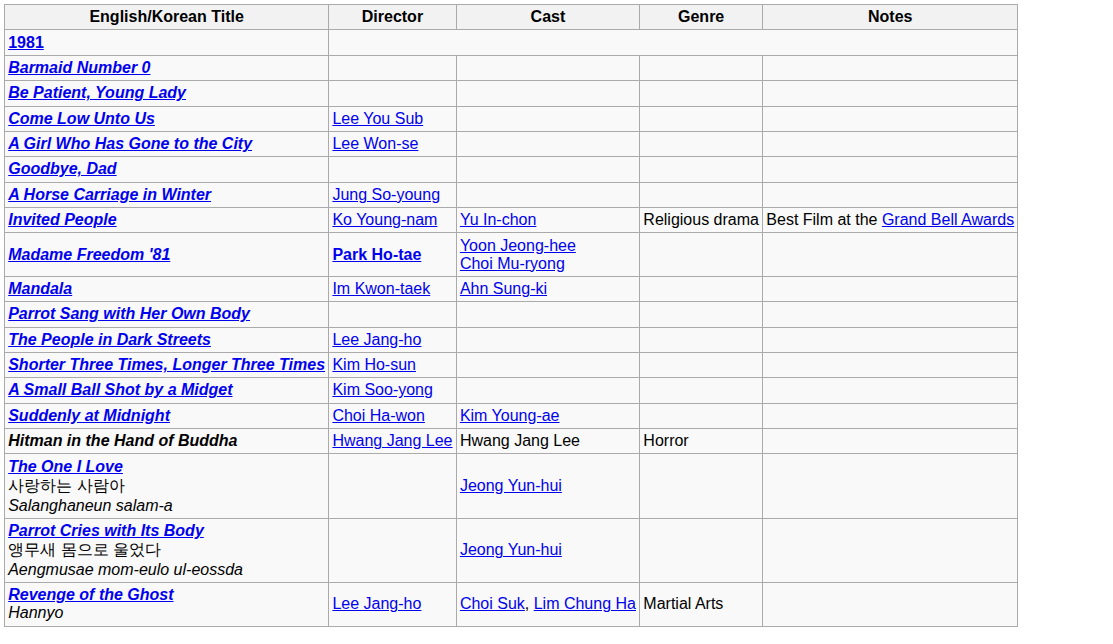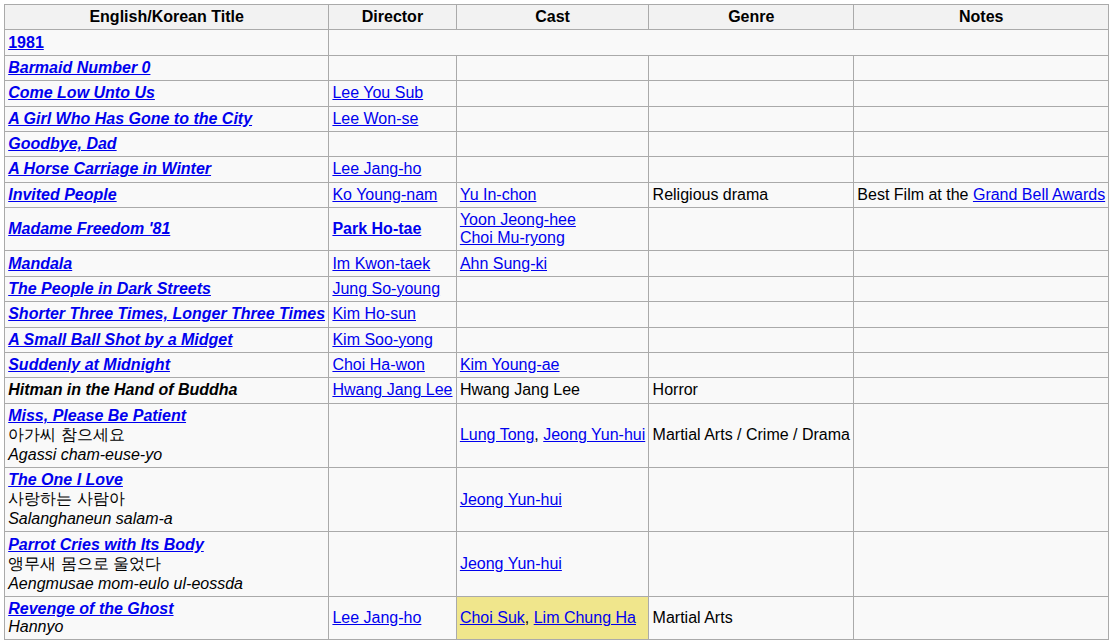- row: (97, 93)
(386, 194) Jung So-young -> (377, 169) Lee Jang-ho
- row: (129, 314)
(377, 339) Lee Jang-ho -> (386, 288) Jung So-young
+ row: (97, 435)
(548, 604) no background -> (548, 617) khaki background
